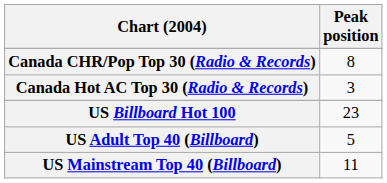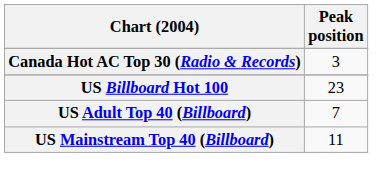- row: (162, 61)
(351, 139) 5 -> (336, 113) 7
